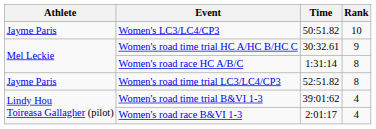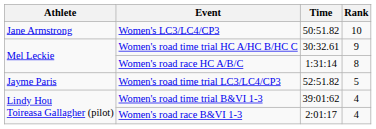(32, 30) Jayme Paris -> (39, 30) Jane Armstrong
(356, 81) 8 -> (356, 81) 5
